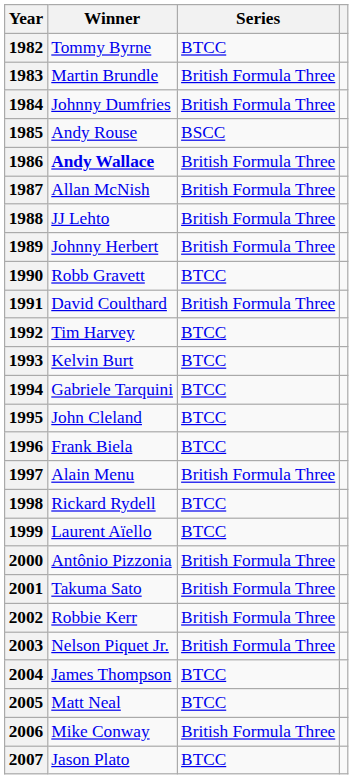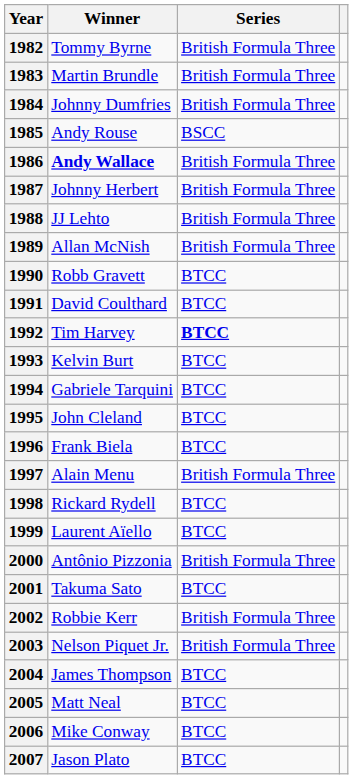(204, 47) BTCC -> (258, 47) British Formula Three
(100, 190) Allan McNish -> (105, 190) Johnny Herbert
(105, 247) Johnny Herbert -> (100, 247) Allan McNish
(258, 304) British Formula Three -> (204, 304) BTCC
(204, 332) normal -> (205, 332) bold
(258, 589) British Formula Three -> (204, 589) BTCC
(258, 731) British Formula Three -> (204, 731) BTCC
